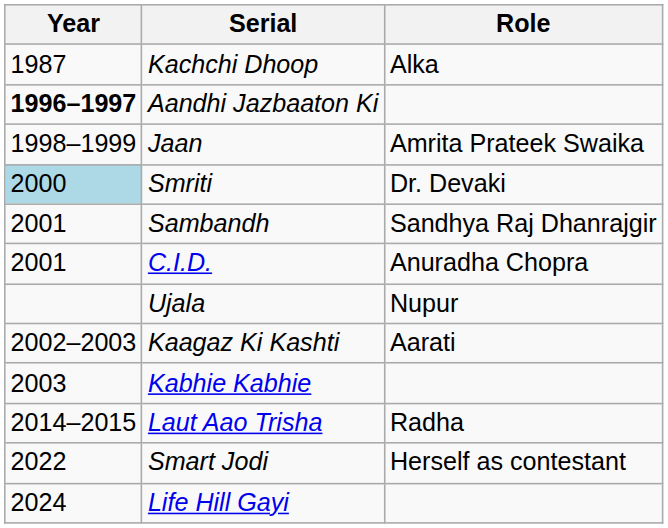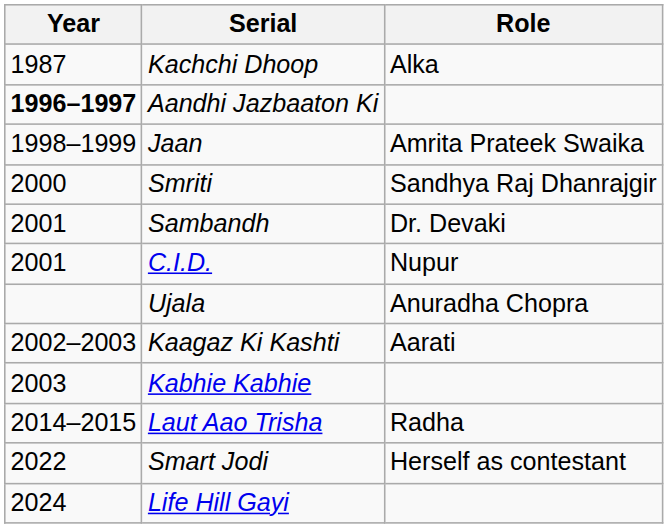(39, 183) lightblue background -> (39, 183) no background
(448, 183) Dr. Devaki -> (523, 183) Sandhya Raj Dhanrajgir
(523, 223) Sandhya Raj Dhanrajgir -> (448, 223) Dr. Devaki
(489, 263) Anuradha Chopra -> (424, 263) Nupur
(424, 303) Nupur -> (489, 303) Anuradha Chopra
